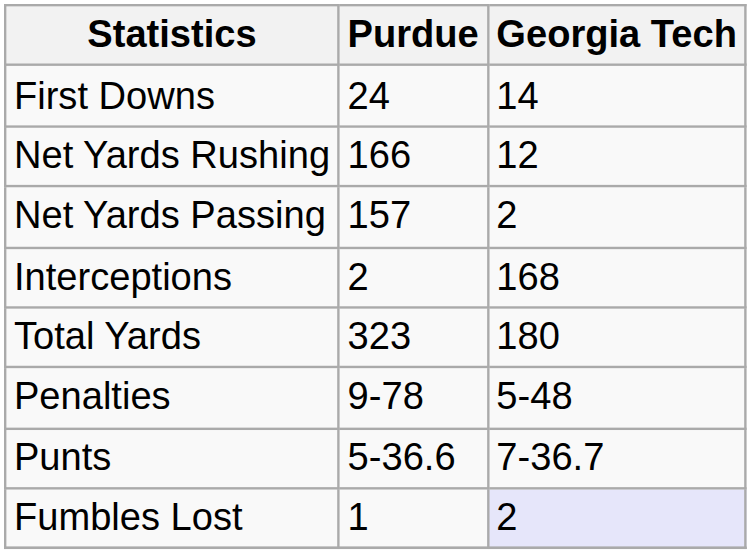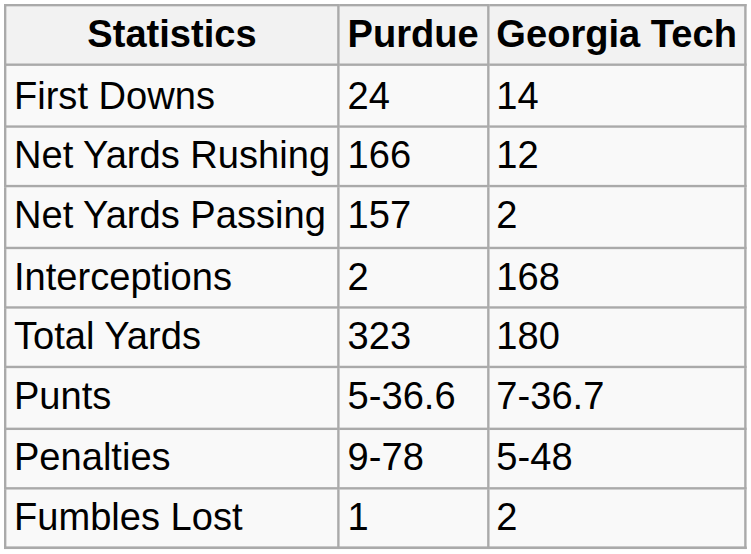rows swapped: (63, 457) <-> (92, 397)
(507, 517) lavender background -> (507, 517) no background
